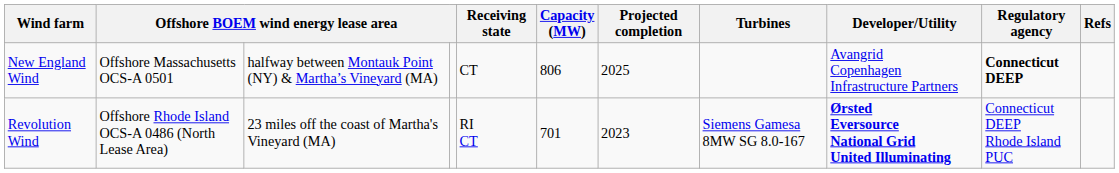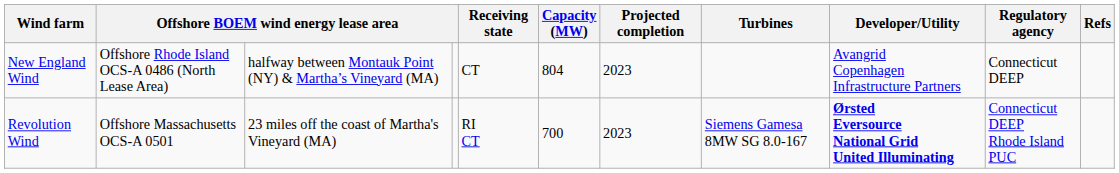(168, 70) Offshore Massachusetts OCS-A 0501 -> (164, 70) Offshore Rhode Island OCS-A 0486 (North Lease Area)
(551, 70) 806 -> (553, 70) 804
(615, 70) 2025 -> (617, 70) 2023
(1022, 70) bold -> (1023, 70) normal
(164, 133) Offshore Rhode Island OCS-A 0486 (North Lease Area) -> (168, 133) Offshore Massachusetts OCS-A 0501
(551, 133) 701 -> (553, 133) 700
